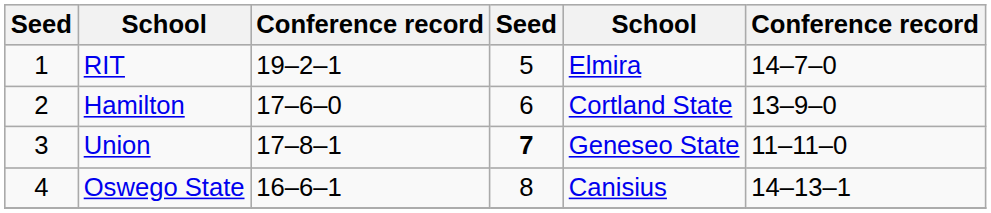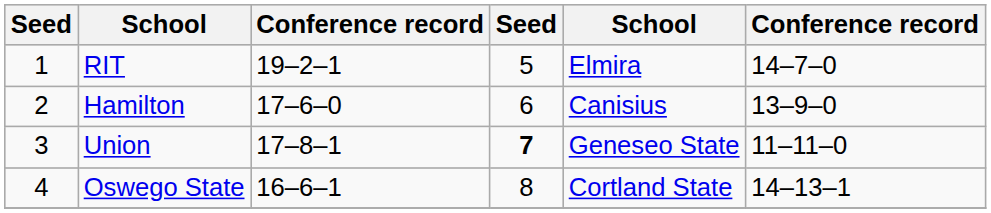(651, 106) Cortland State -> (618, 106) Canisius
(618, 187) Canisius -> (651, 187) Cortland State
